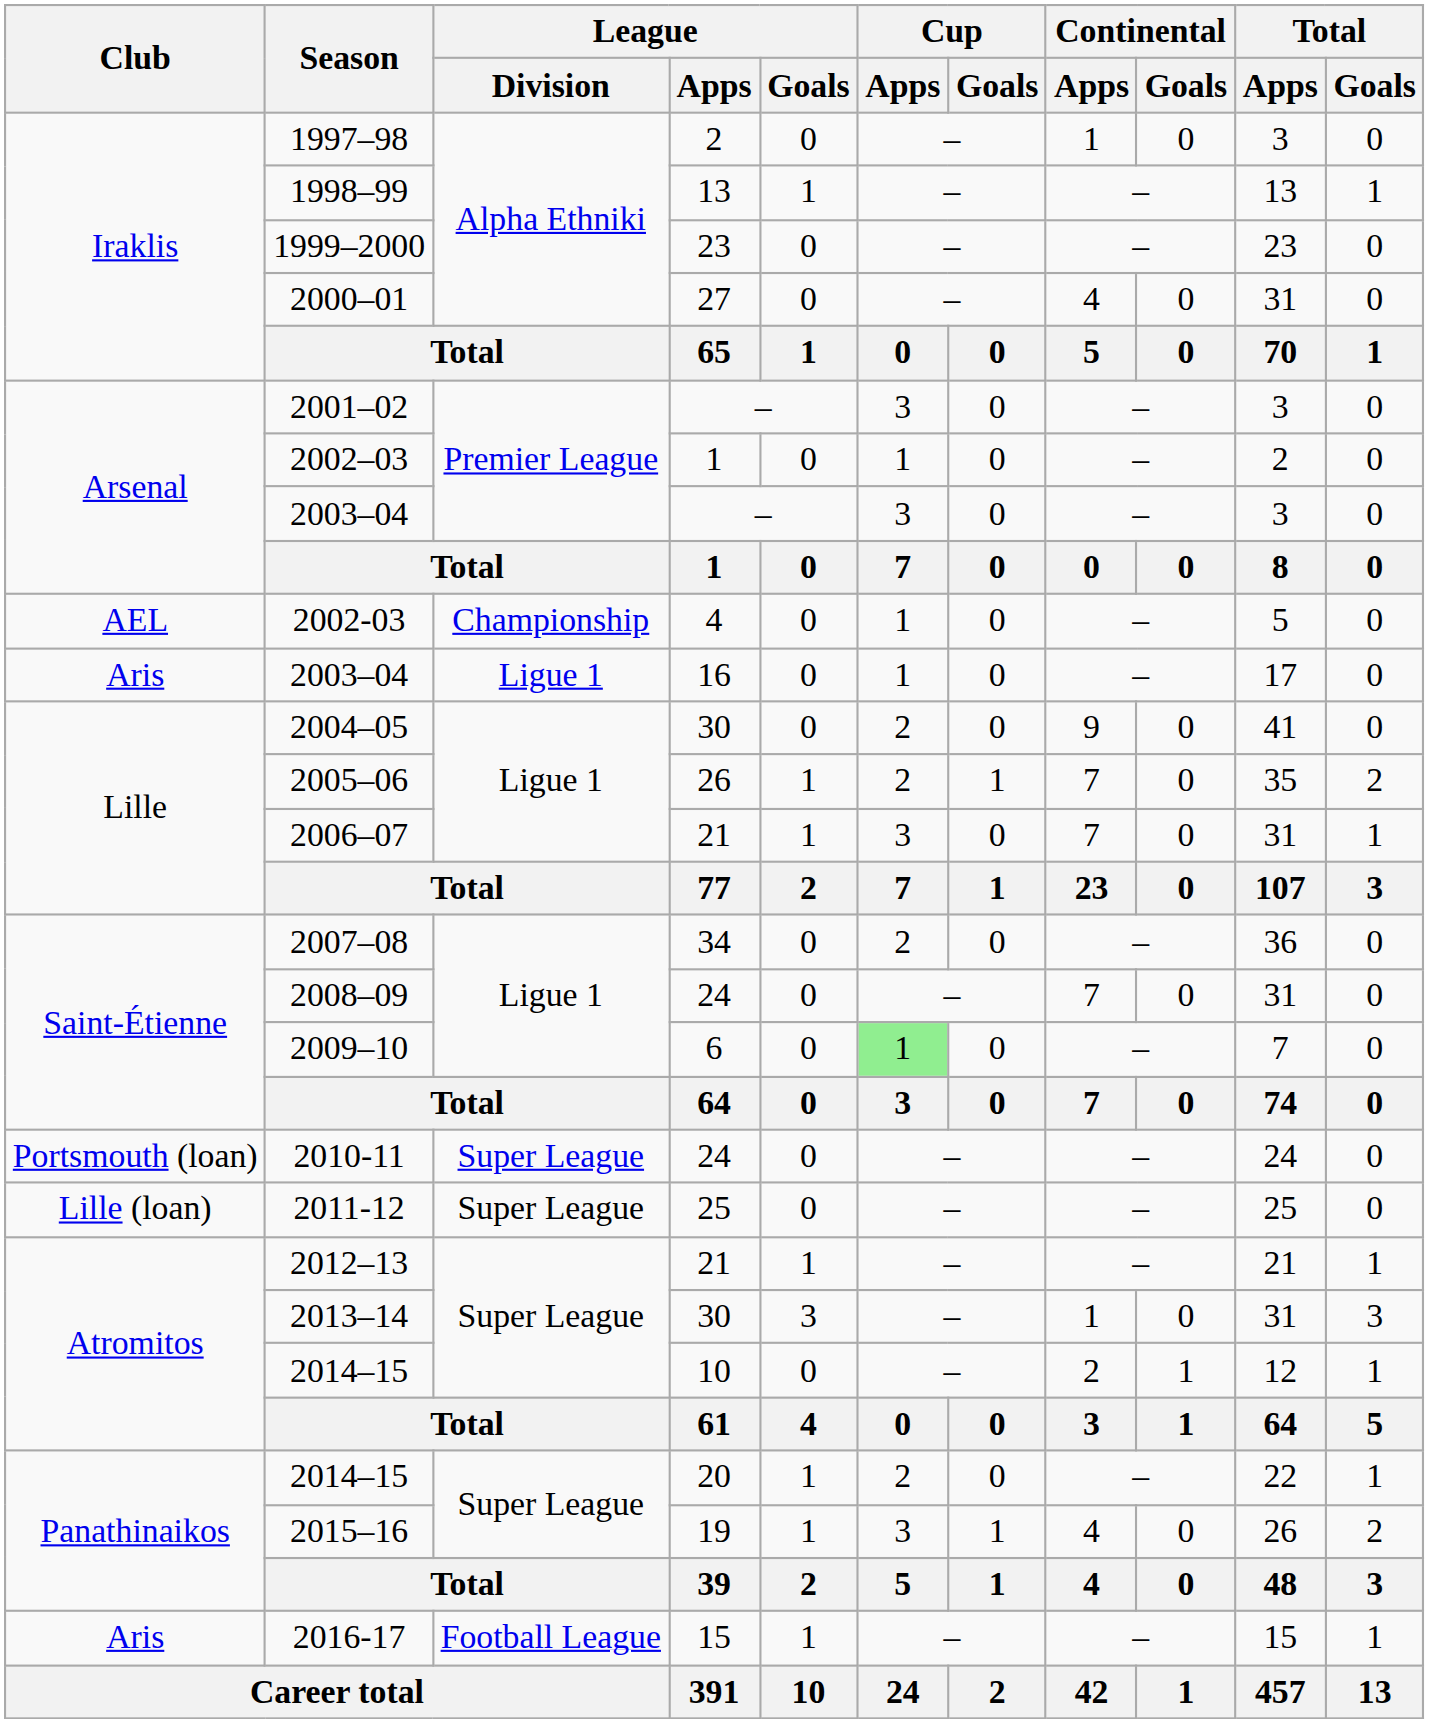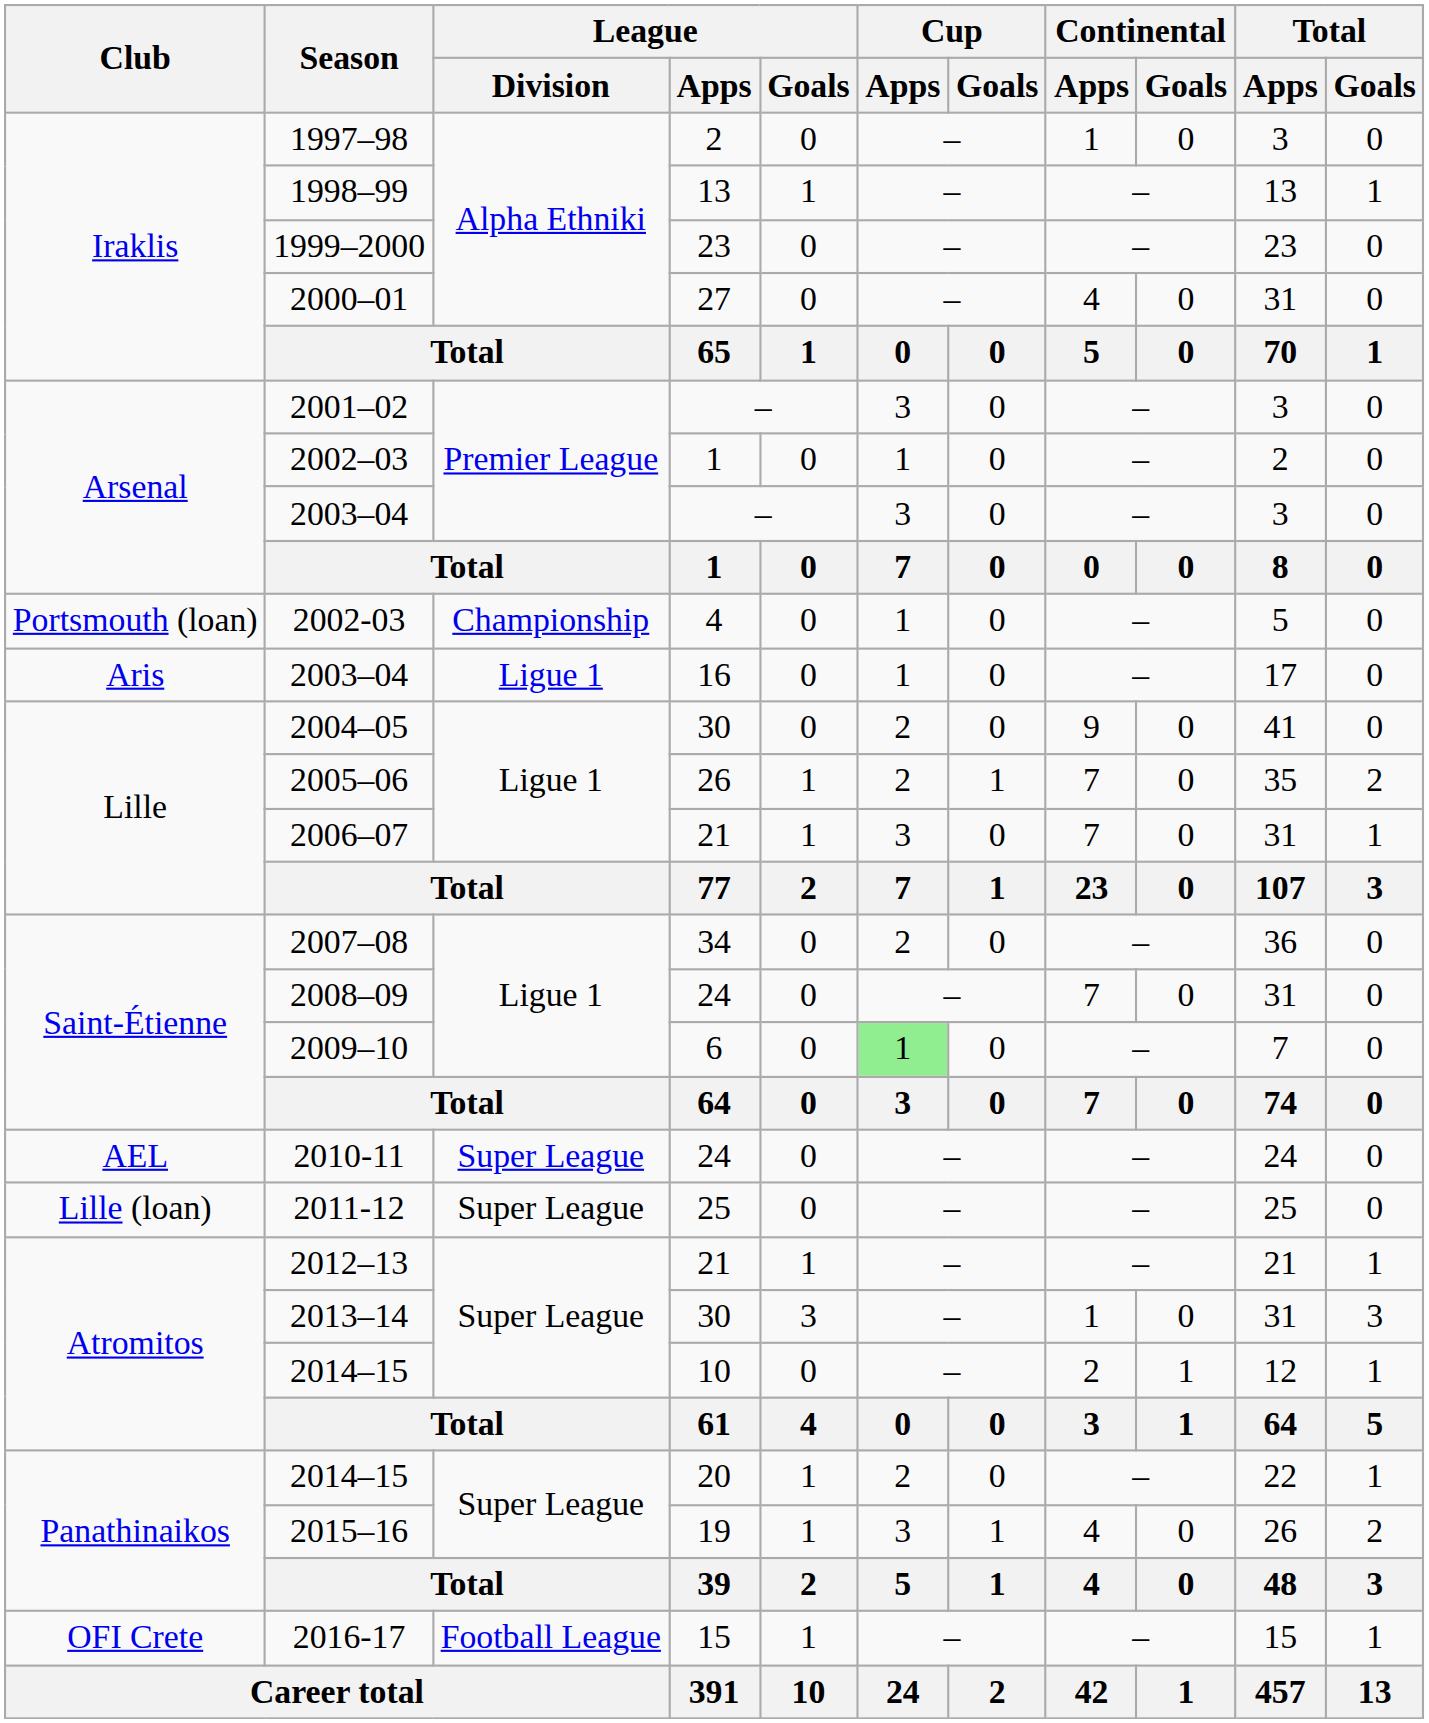(135, 620) AEL -> (135, 620) Portsmouth (loan)
(135, 1155) Portsmouth (loan) -> (135, 1155) AEL
(135, 1637) Aris -> (135, 1637) OFI Crete
